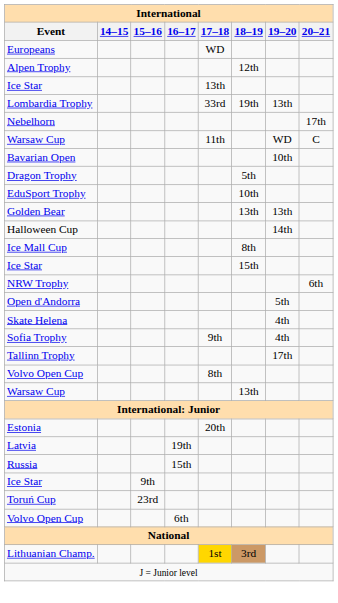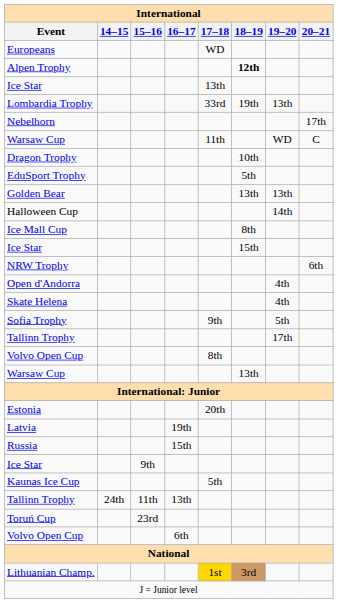(249, 67) normal -> (249, 67) bold
- row: (41, 157)
(249, 175) 5th -> (249, 157) 10th
(249, 193) 10th -> (249, 175) 5th
(282, 301) 5th -> (282, 283) 4th
(282, 337) 4th -> (282, 319) 5th
+ row: (43, 481)
+ row: (41, 499)
